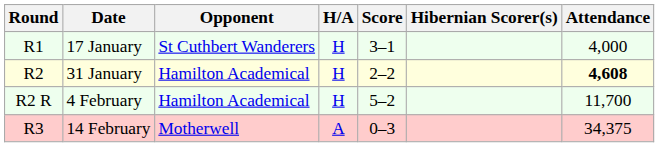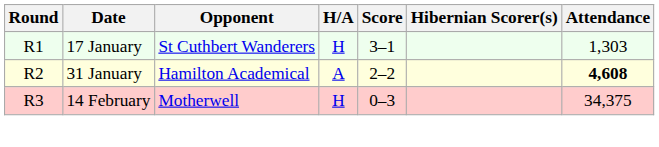(608, 45) 4,000 -> (608, 45) 1,303
(338, 73) H -> (338, 73) A
- row: (104, 100)
(338, 127) A -> (338, 100) H
